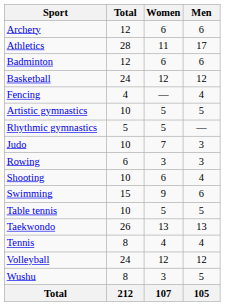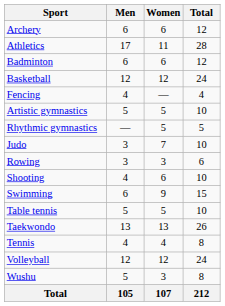columns swapped: (201, 12) <-> (125, 12)
